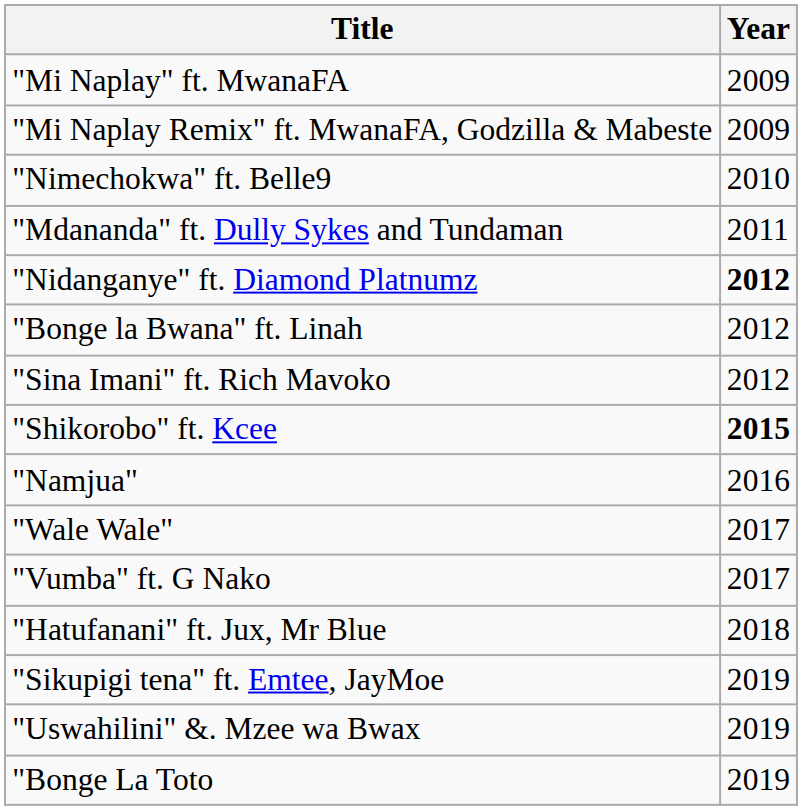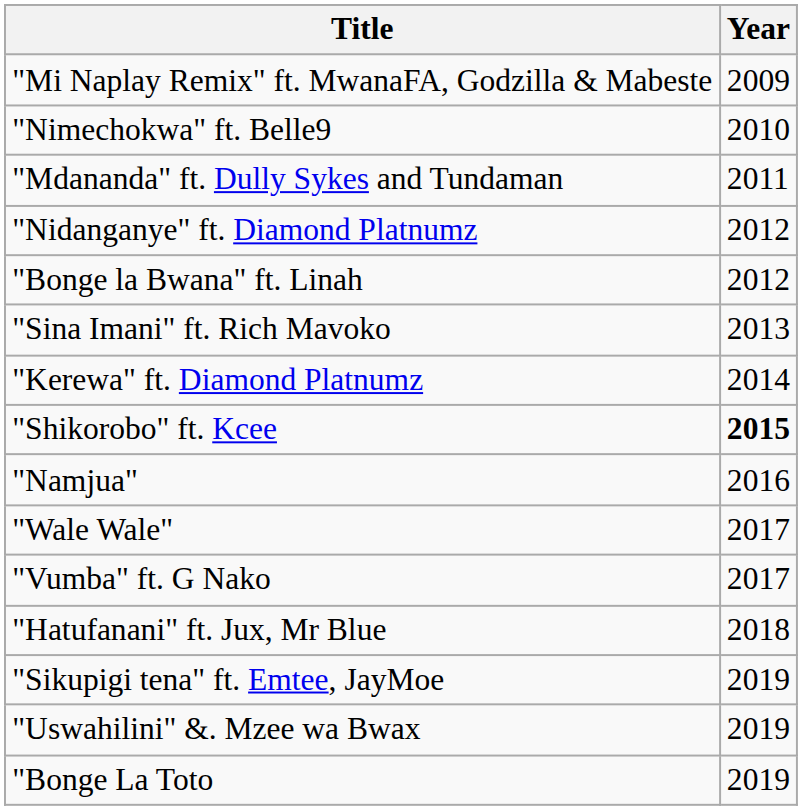- row: (181, 79)
(758, 279) bold -> (758, 229) normal
(758, 379) 2012 -> (758, 329) 2013
+ row: (218, 379)
